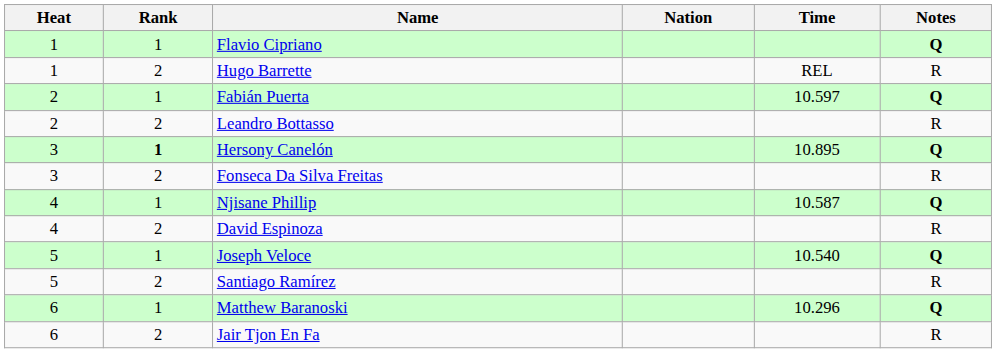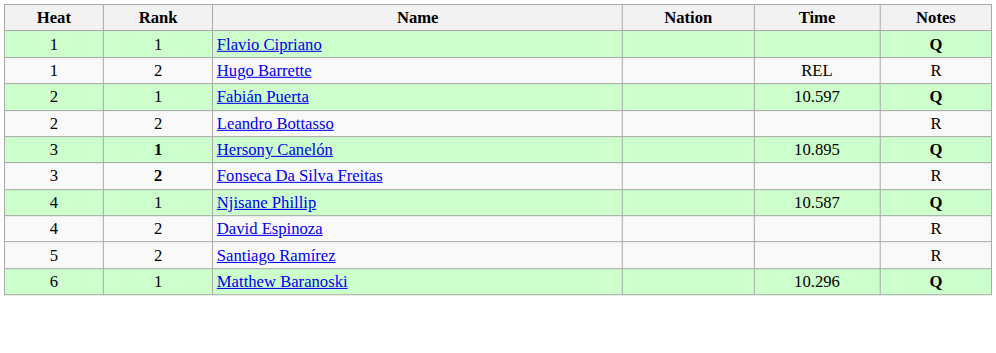(158, 176) normal -> (158, 176) bold
- row: (264, 255)
- row: (268, 334)
